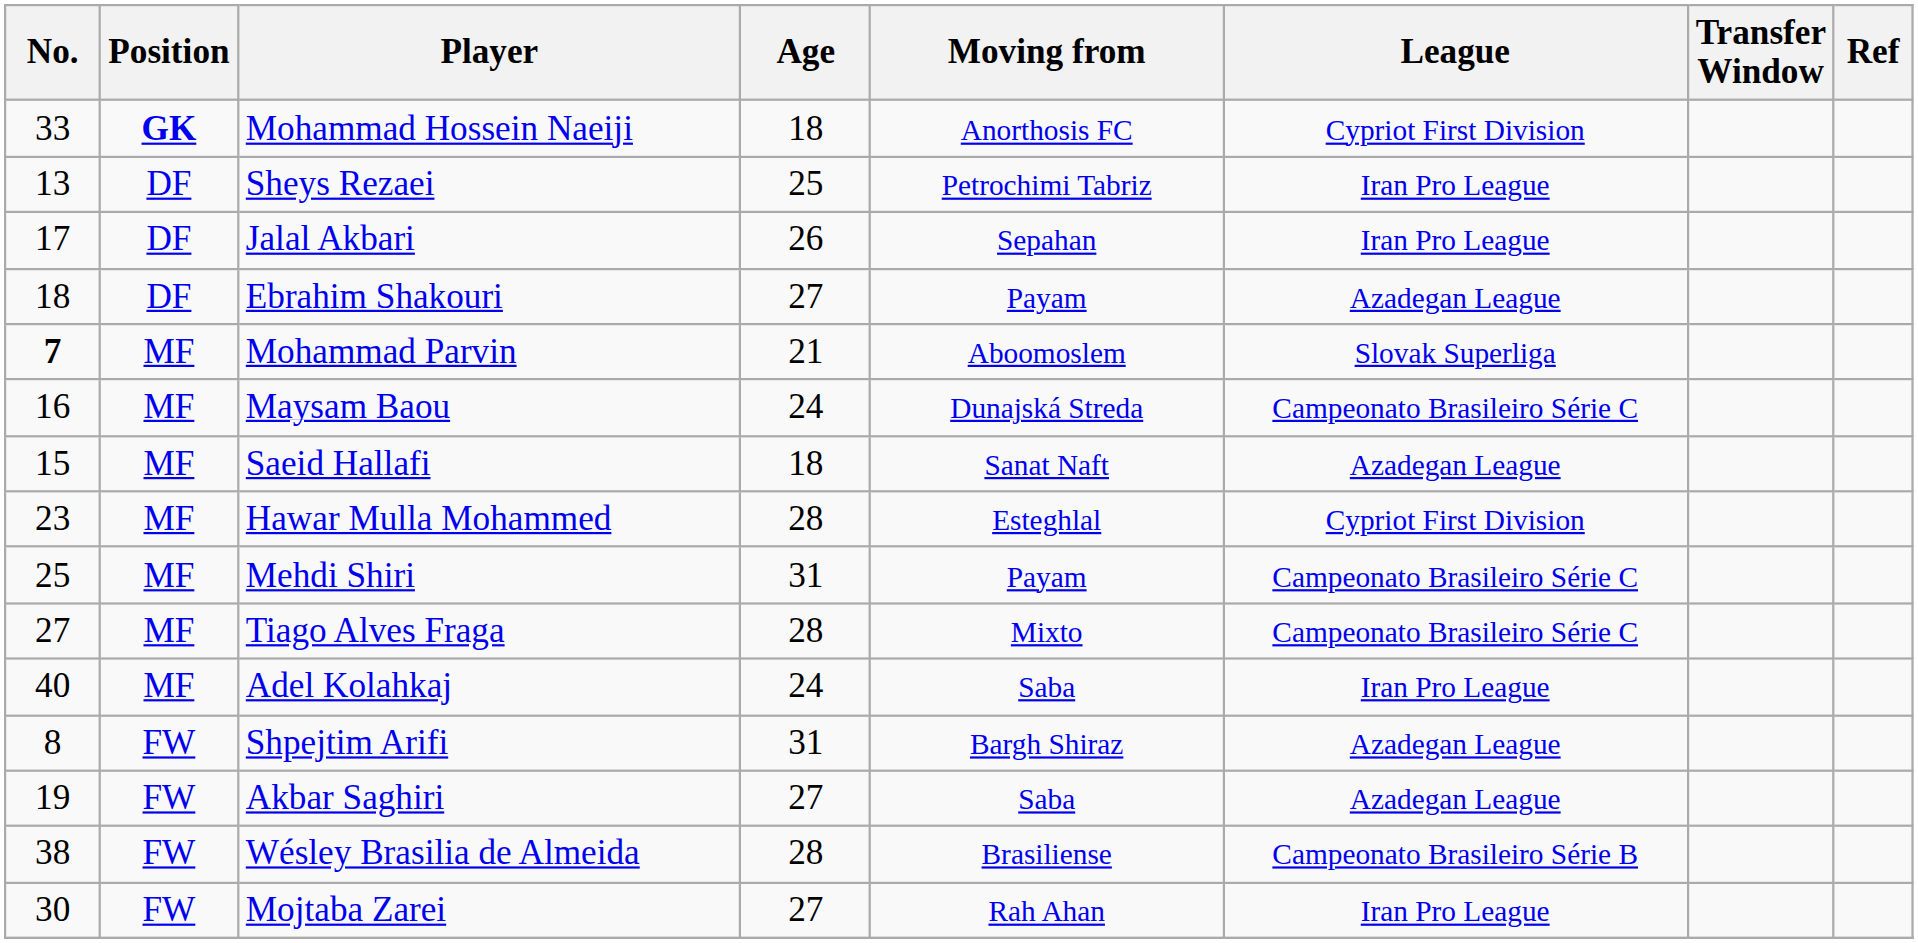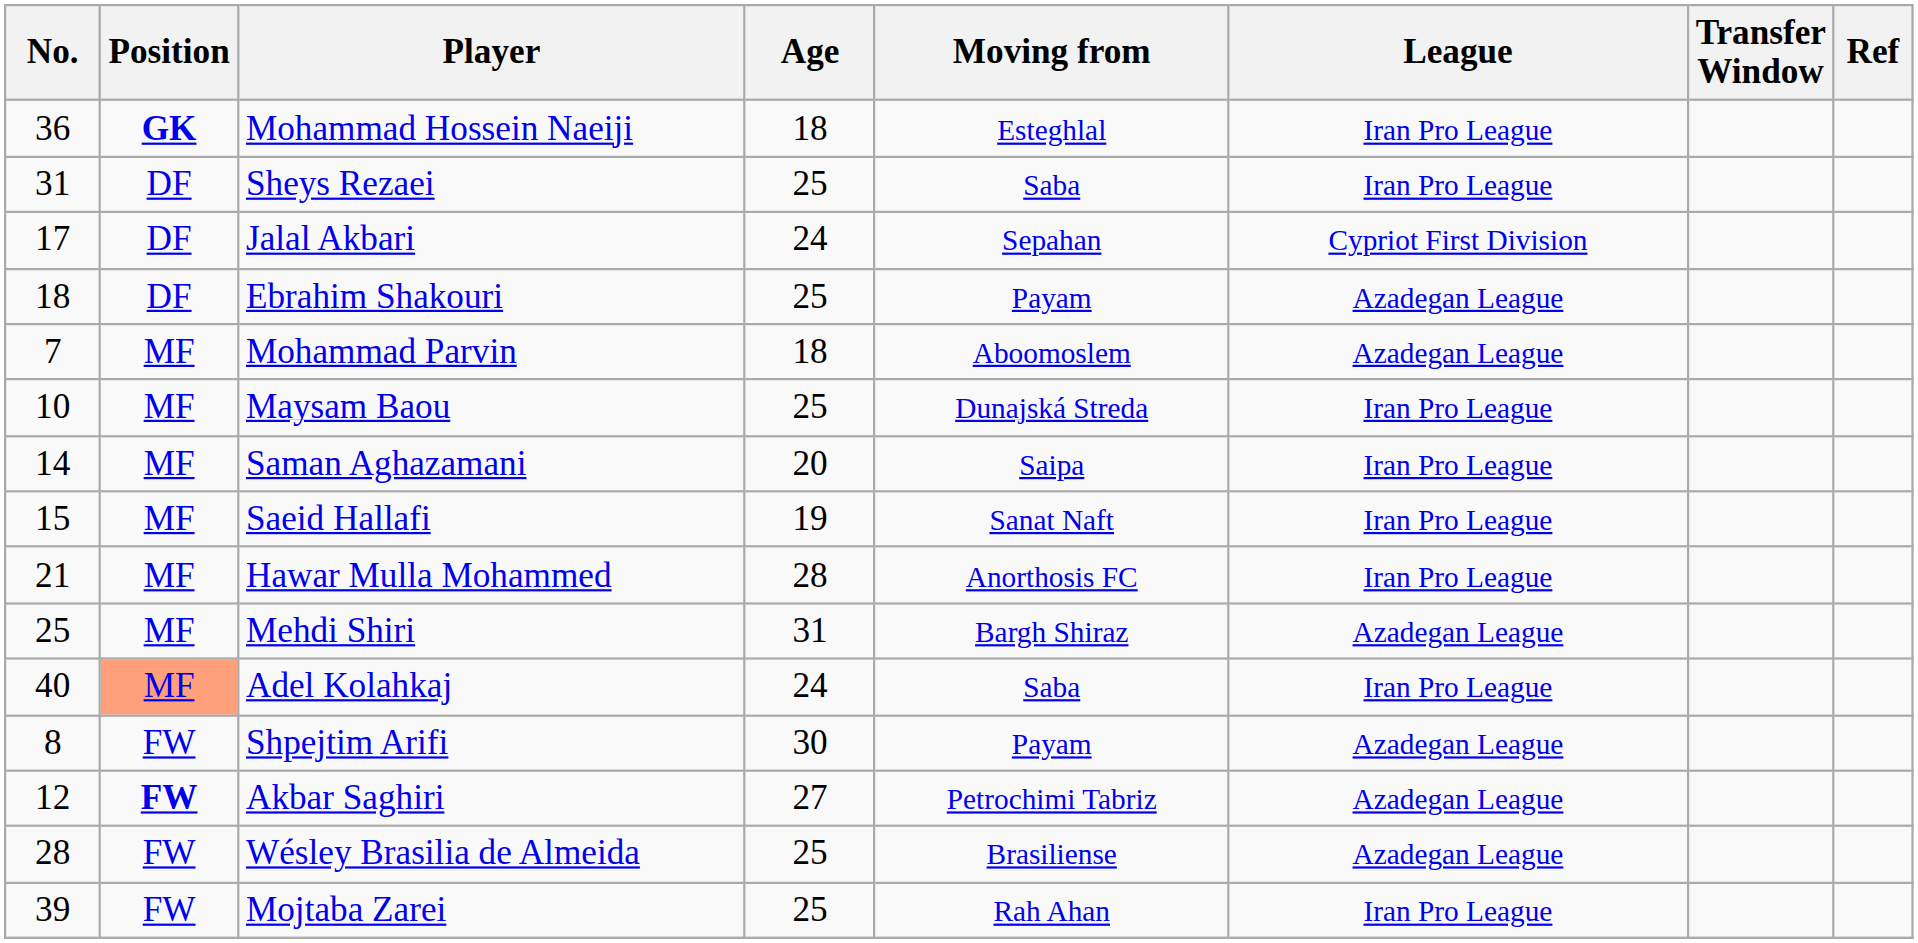(53, 127) 33 -> (53, 127) 36
(1047, 130) Anorthosis FC -> (1052, 130) Esteghlal
(1455, 130) Cypriot First Division -> (1458, 130) Iran Pro League
(53, 183) 13 -> (53, 183) 31
(1047, 185) Petrochimi Tabriz -> (1052, 185) Saba
(806, 239) 26 -> (810, 239) 24
(1455, 241) Iran Pro League -> (1458, 241) Cypriot First Division
(806, 295) 27 -> (810, 295) 25
(53, 351) bold -> (53, 351) normal
(806, 351) 21 -> (810, 351) 18
(1455, 353) Slovak Superliga -> (1458, 353) Azadegan League
(53, 406) 16 -> (53, 406) 10
(806, 406) 24 -> (810, 406) 25
(1455, 409) Campeonato Brasileiro Série C -> (1458, 409) Iran Pro League
+ row: (386, 462)
(806, 462) 18 -> (810, 518) 19
(1455, 464) Azadegan League -> (1458, 520) Iran Pro League
(53, 518) 23 -> (53, 574) 21
(1047, 520) Esteghlal -> (1052, 576) Anorthosis FC
(1455, 520) Cypriot First Division -> (1458, 576) Iran Pro League
(1047, 576) Payam -> (1052, 632) Bargh Shiraz
(1455, 576) Campeonato Brasileiro Série C -> (1458, 632) Azadegan League
- row: (375, 630)
(169, 686) no background -> (169, 686) lightsalmon background
(806, 741) 31 -> (810, 741) 30
(1047, 744) Bargh Shiraz -> (1052, 744) Payam
(53, 797) 19 -> (53, 797) 12
(169, 797) normal -> (169, 797) bold
(1047, 799) Saba -> (1052, 799) Petrochimi Tabriz
(53, 853) 38 -> (53, 853) 28
(806, 853) 28 -> (810, 853) 25
(1455, 855) Campeonato Brasileiro Série B -> (1458, 855) Azadegan League
(53, 909) 30 -> (53, 909) 39
(806, 909) 27 -> (810, 909) 25
